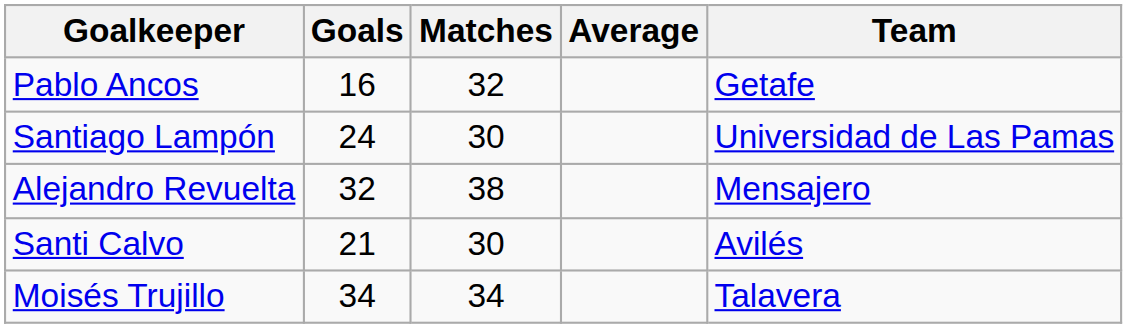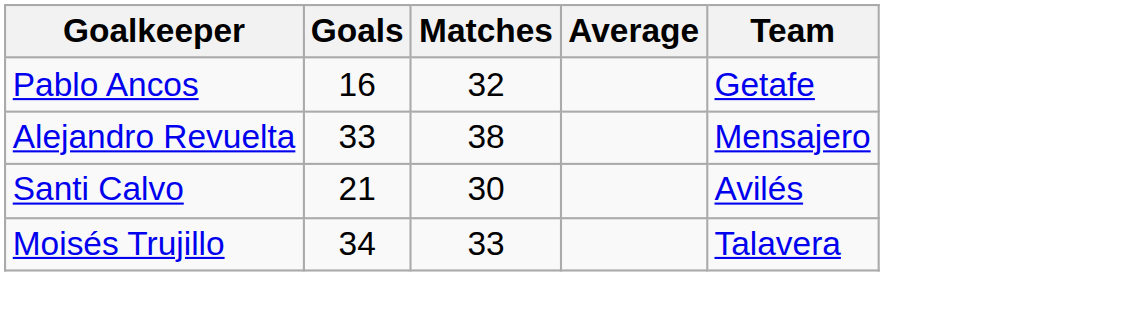- row: (144, 137)
(357, 190) 32 -> (357, 137) 33
(486, 296) 34 -> (486, 243) 33
